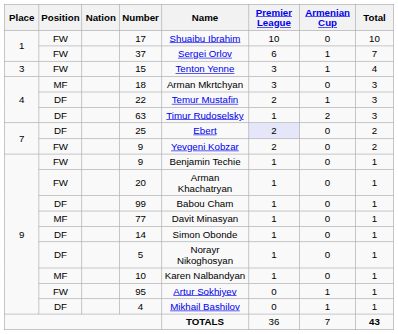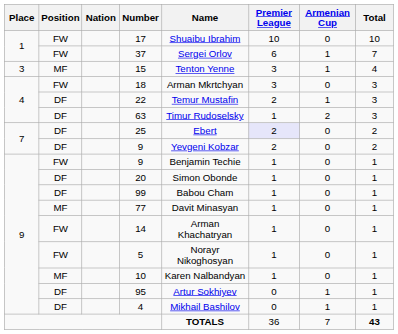(60, 69) FW -> (60, 69) MF
(60, 85) MF -> (60, 85) FW
(60, 146) FW -> (60, 146) DF
(60, 183) FW -> (60, 177) DF
(205, 183) Arman Khachatryan -> (205, 177) Simon Obonde
(60, 234) DF -> (60, 229) FW
(205, 234) Simon Obonde -> (205, 229) Arman Khachatryan
(60, 255) DF -> (60, 255) FW
(60, 291) FW -> (60, 291) DF
